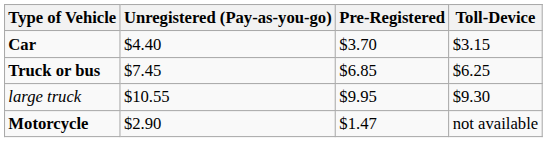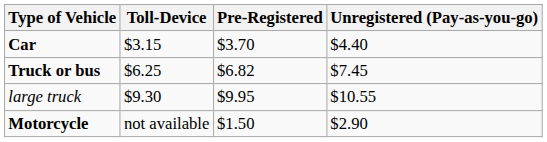columns swapped: (495, 17) <-> (228, 17)
(358, 70) $6.85 -> (236, 70) $6.82
(358, 123) $1.47 -> (236, 123) $1.50
